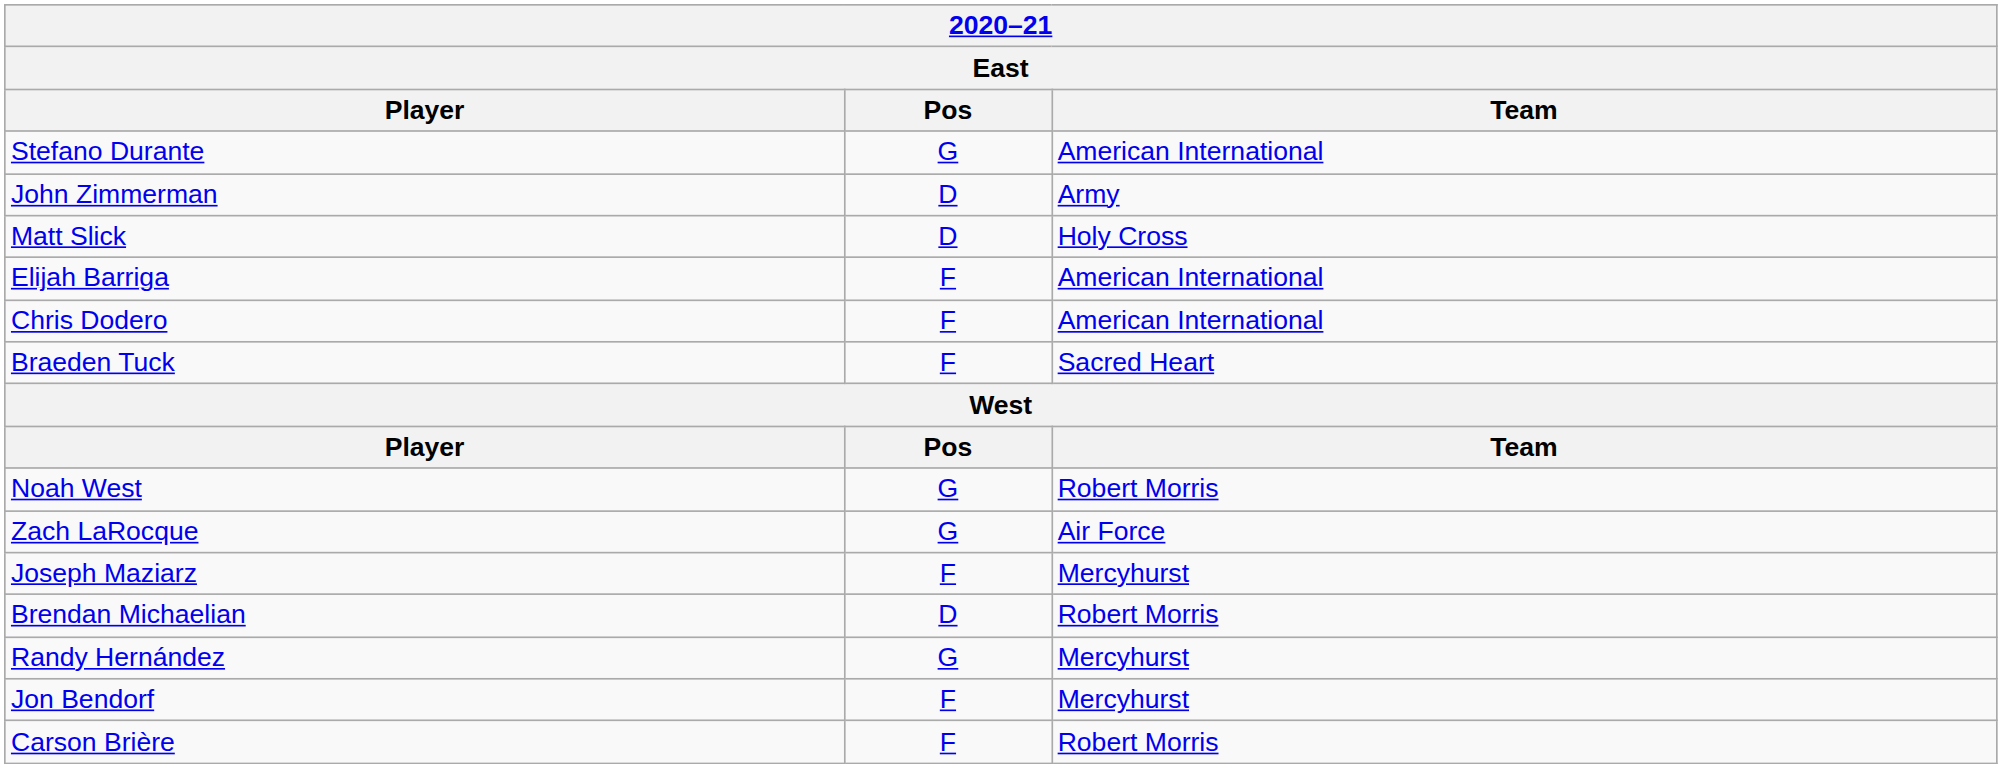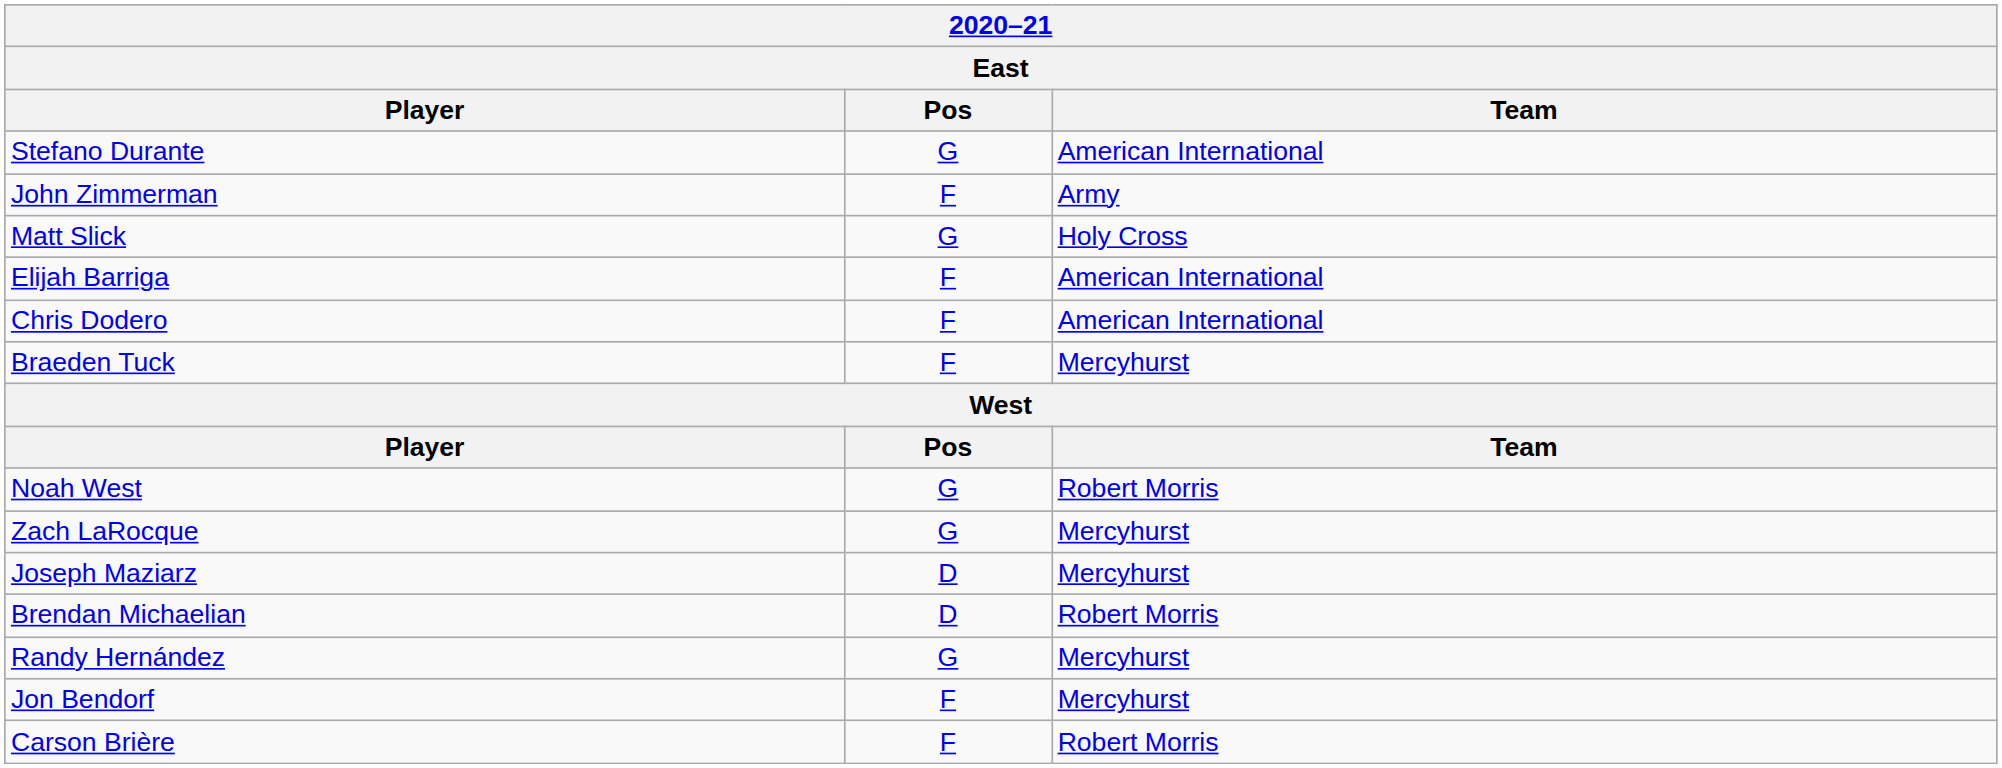(948, 194) D -> (948, 194) F
(948, 236) D -> (948, 236) G
(1136, 362) Sacred Heart -> (1123, 362) Mercyhurst
(1112, 531) Air Force -> (1123, 531) Mercyhurst
(948, 573) F -> (948, 573) D
